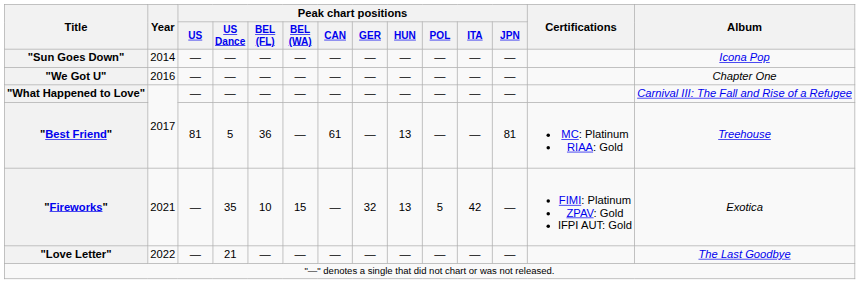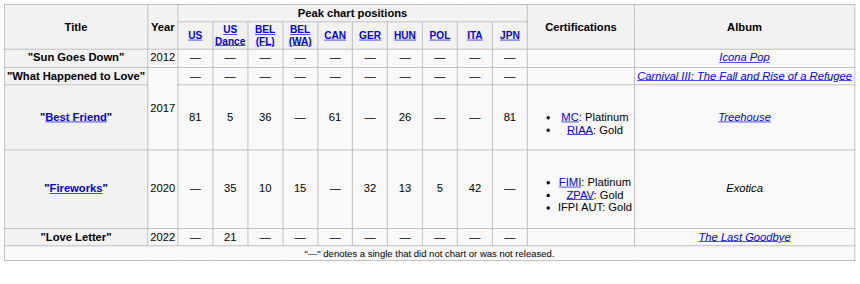(163, 58) 2014 -> (163, 58) 2012
- row: (76, 76)
(405, 135) 13 -> (405, 117) 26
(163, 207) 2021 -> (163, 189) 2020
